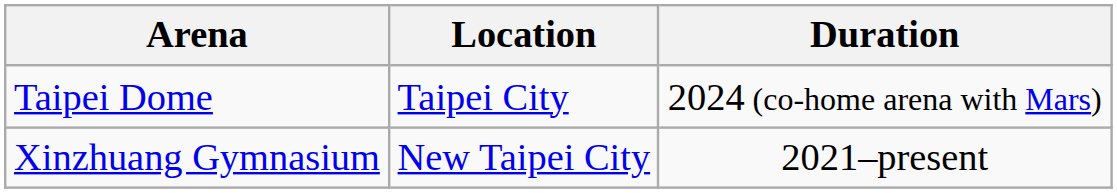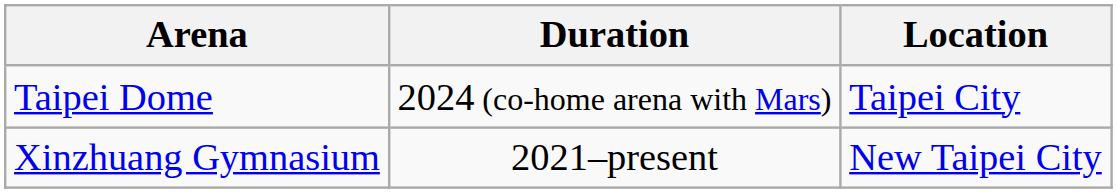columns swapped: (524, 34) <-> (885, 34)
